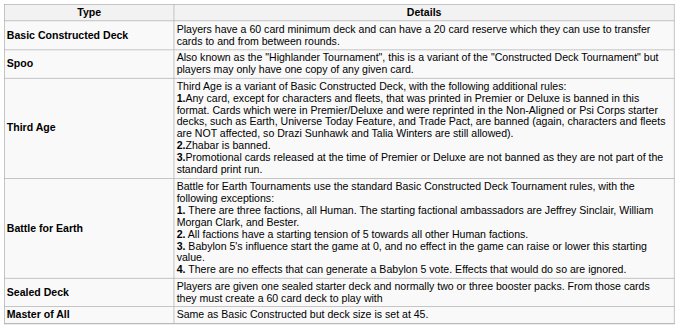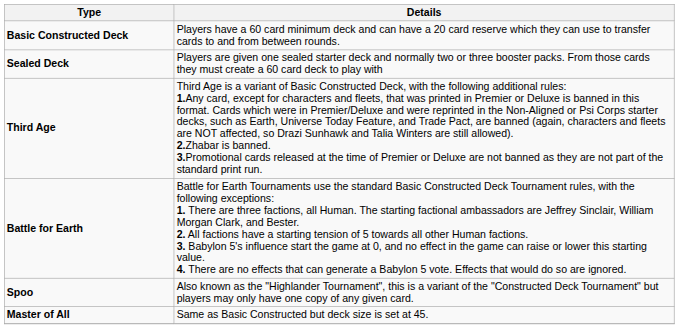rows swapped: (38, 292) <-> (20, 64)
